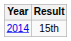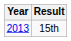(18, 28) 2014 -> (18, 28) 2013
